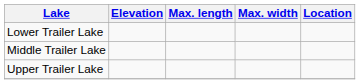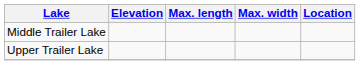- row: (55, 32)
